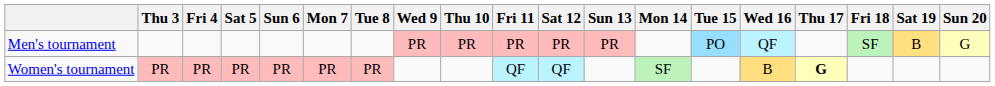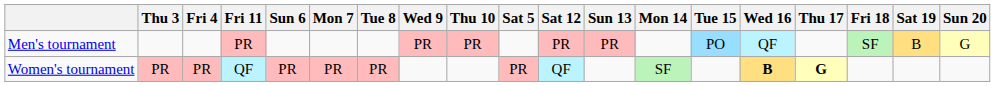columns swapped: (241, 17) <-> (515, 17)
(768, 69) normal -> (768, 69) bold
